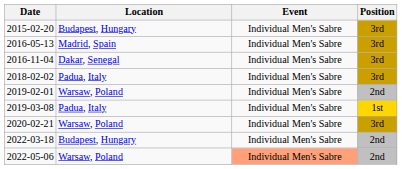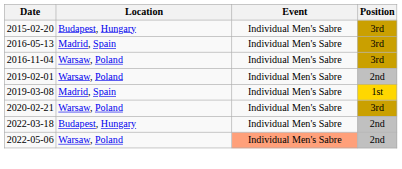(89, 60) Dakar, Senegal -> (91, 60) Warsaw, Poland
- row: (30, 76)
(82, 108) Padua, Italy -> (87, 92) Madrid, Spain
